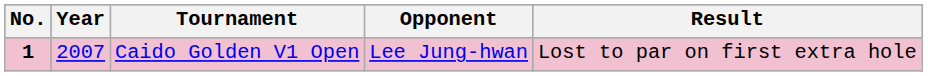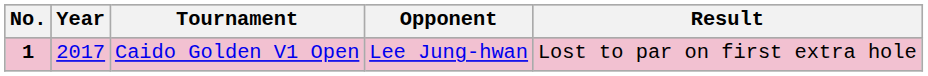(81, 55) 2007 -> (81, 55) 2017
